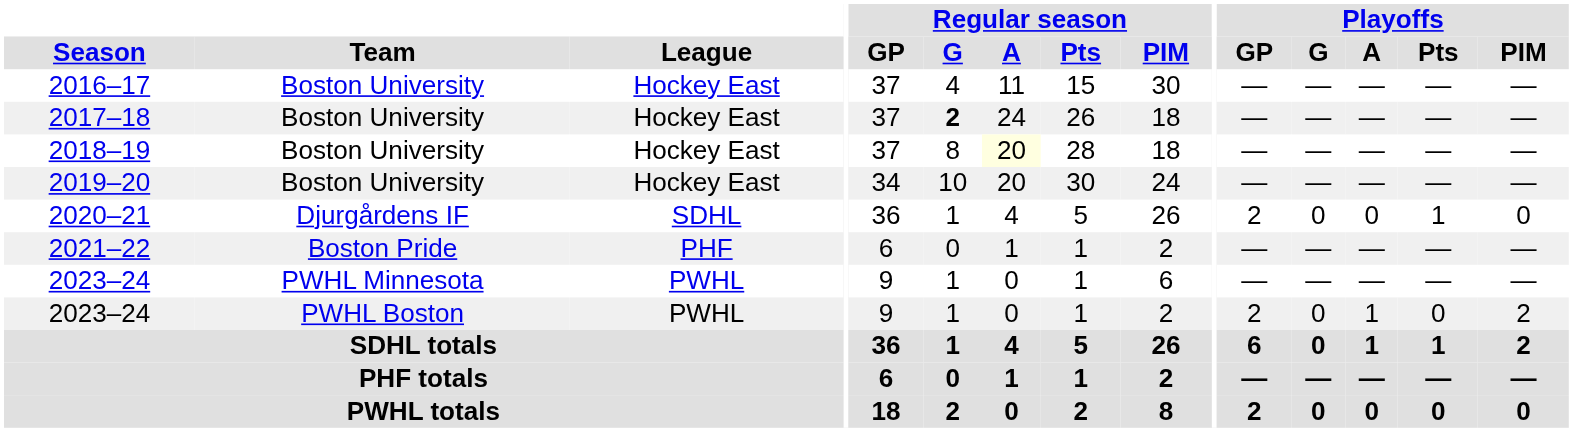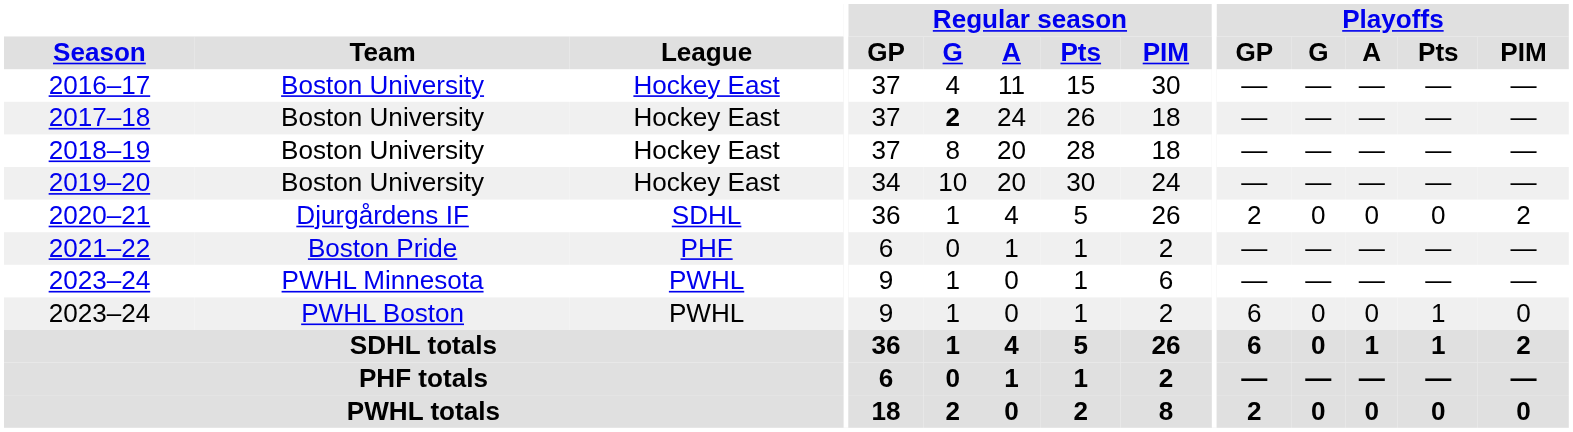(1011, 150) lightyellow background -> (1011, 150) no background
(1438, 215) 1 -> (1438, 215) 0
(1524, 215) 0 -> (1524, 215) 2
(1254, 313) 2 -> (1254, 313) 6
(1372, 313) 1 -> (1372, 313) 0
(1438, 313) 0 -> (1438, 313) 1
(1524, 313) 2 -> (1524, 313) 0
